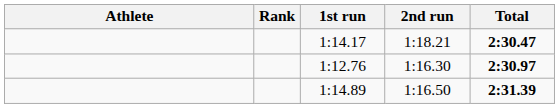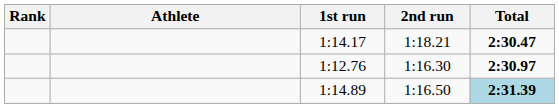columns swapped: (277, 16) <-> (129, 16)
(512, 90) no background -> (512, 90) lightblue background
